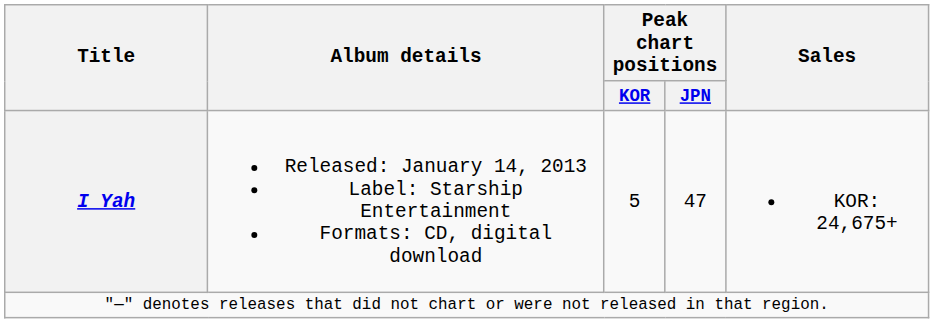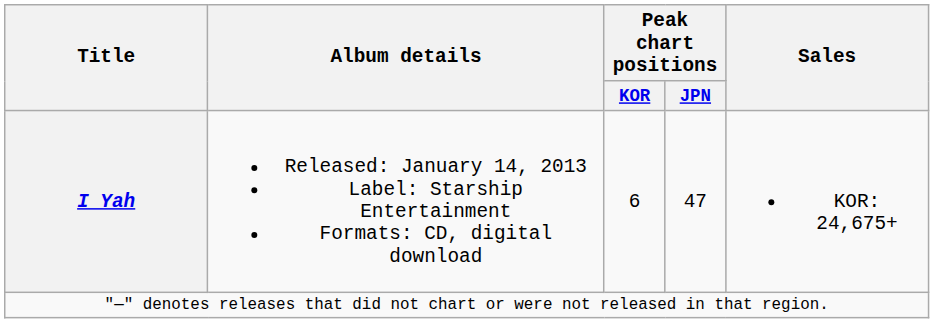(635, 201) 5 -> (635, 201) 6
